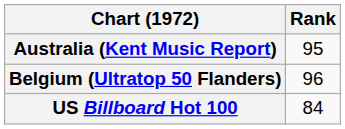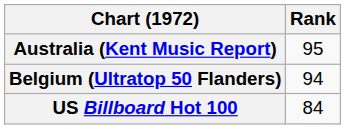(313, 78) 96 -> (313, 78) 94
